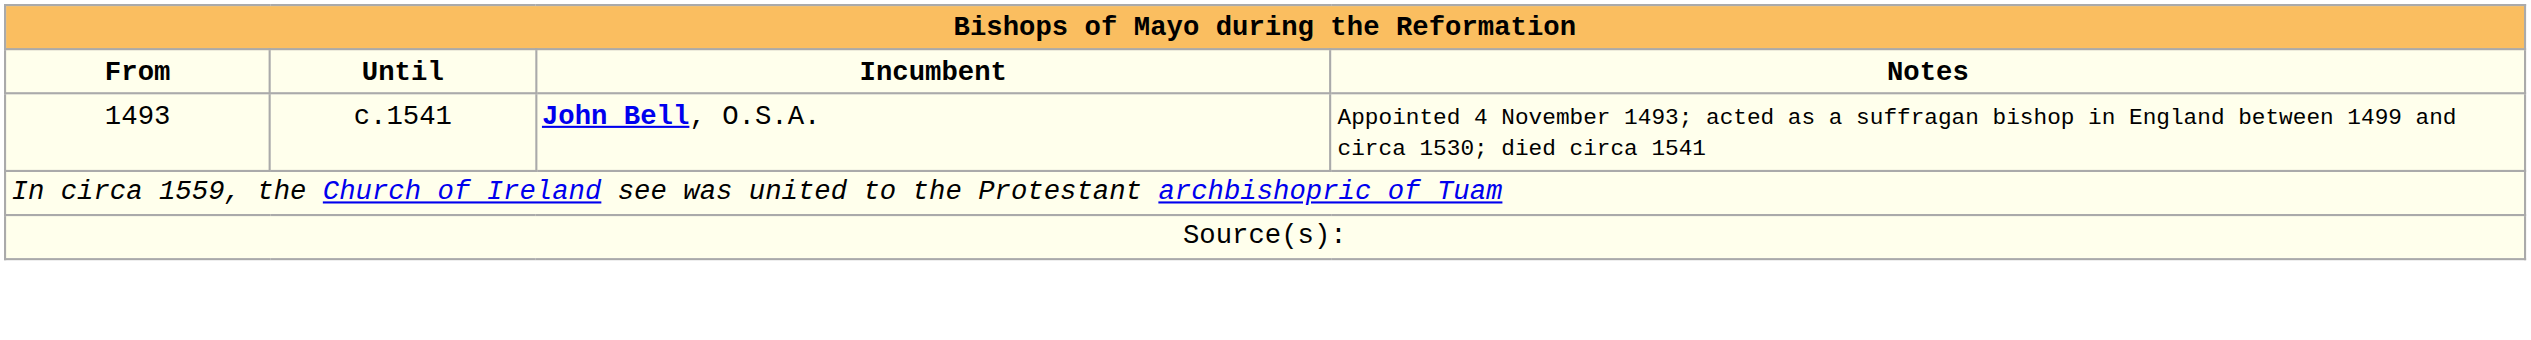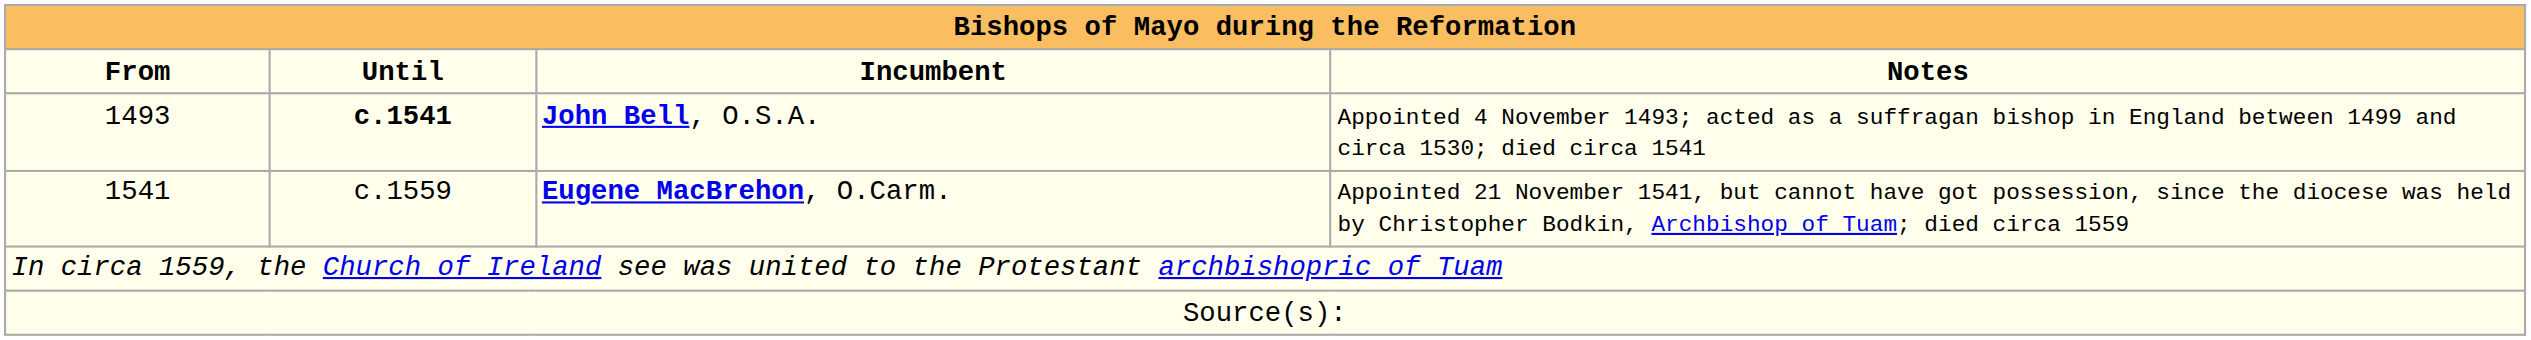(403, 116) normal -> (403, 116) bold
+ row: (138, 192)
